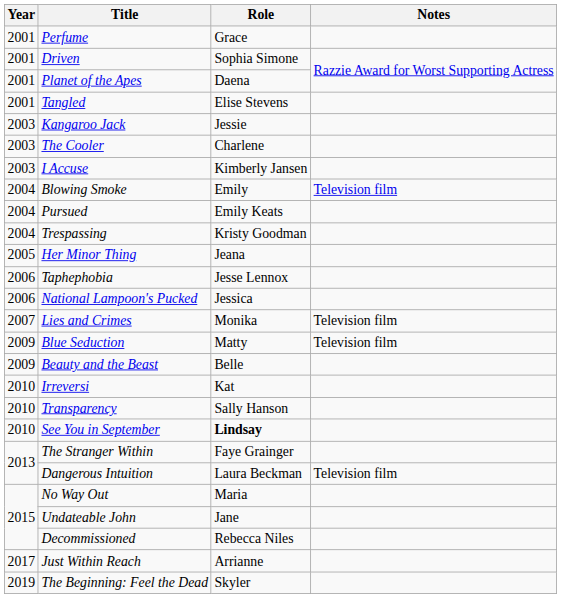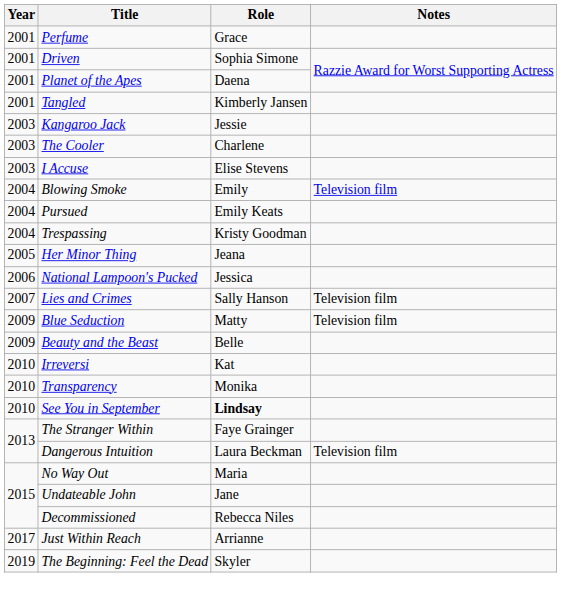(251, 102) Elise Stevens -> (261, 102) Kimberly Jansen
(261, 168) Kimberly Jansen -> (251, 168) Elise Stevens
- row: (77, 277)
(236, 320) Monika -> (251, 299) Sally Hanson
(251, 408) Sally Hanson -> (236, 386) Monika
